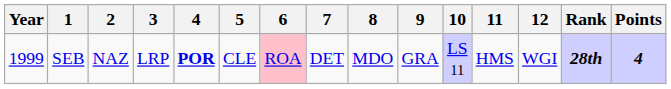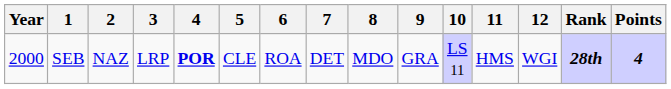(26, 58) 1999 -> (26, 58) 2000
(283, 58) pink background -> (283, 58) no background
